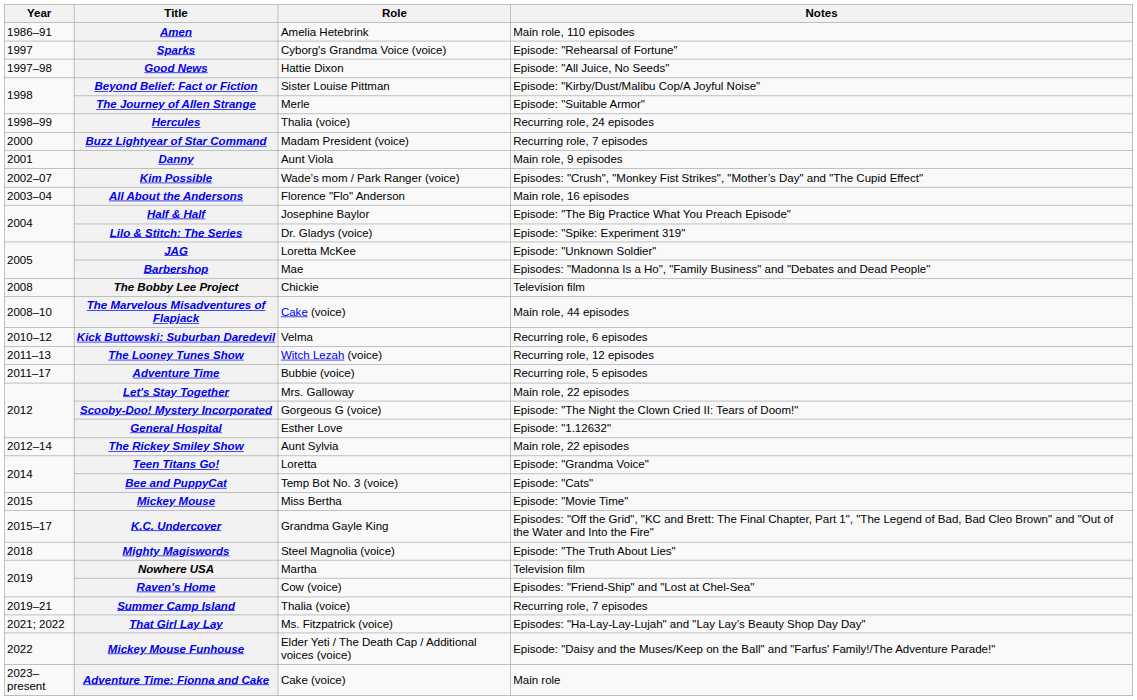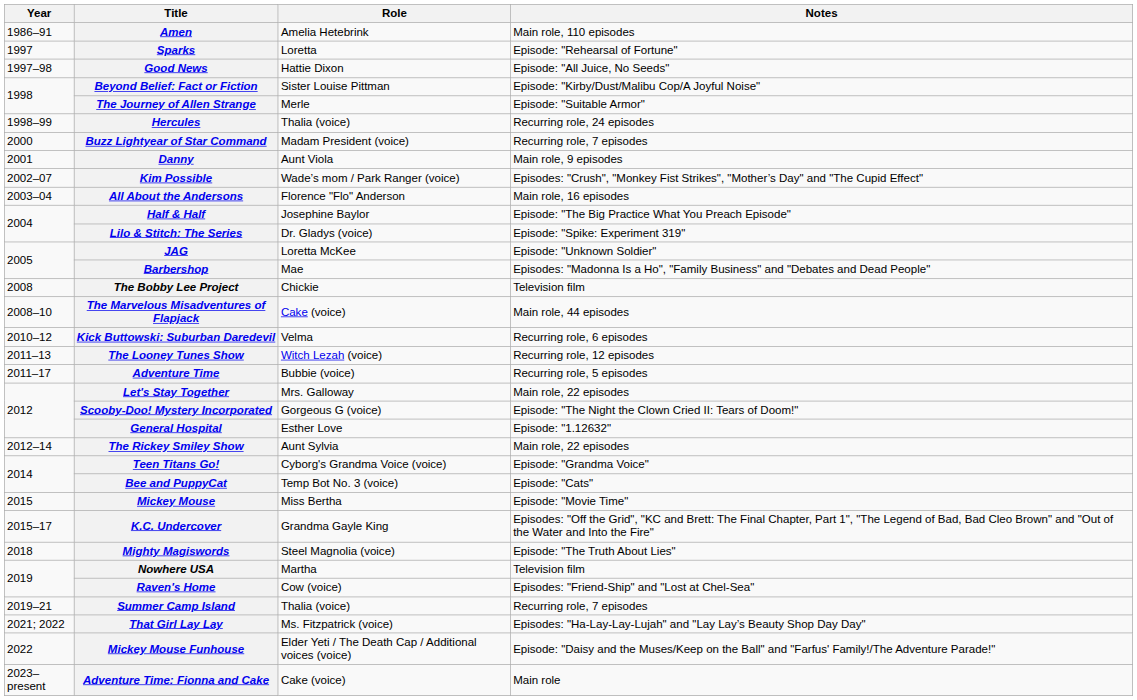(364, 50) Cyborg's Grandma Voice (voice) -> (299, 50) Loretta
(299, 465) Loretta -> (364, 465) Cyborg's Grandma Voice (voice)
